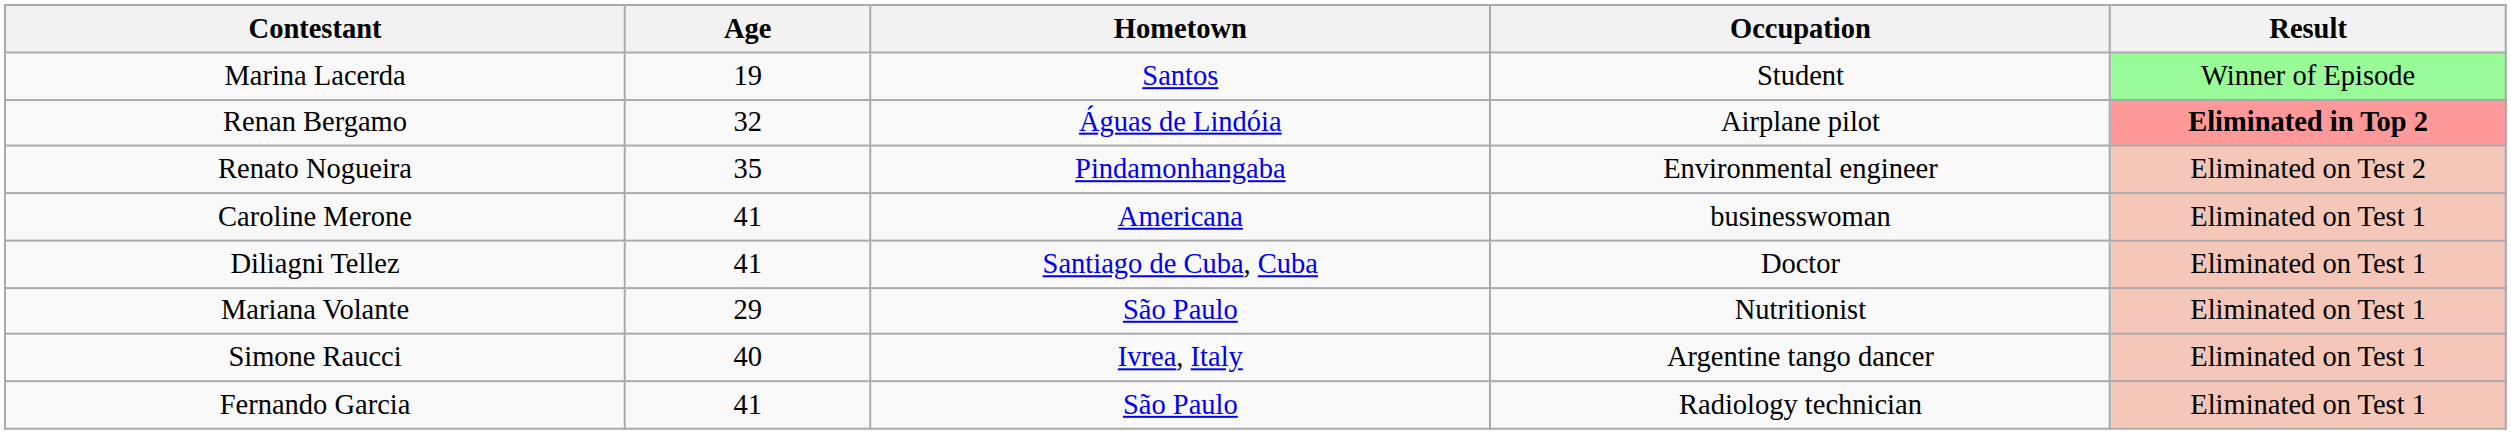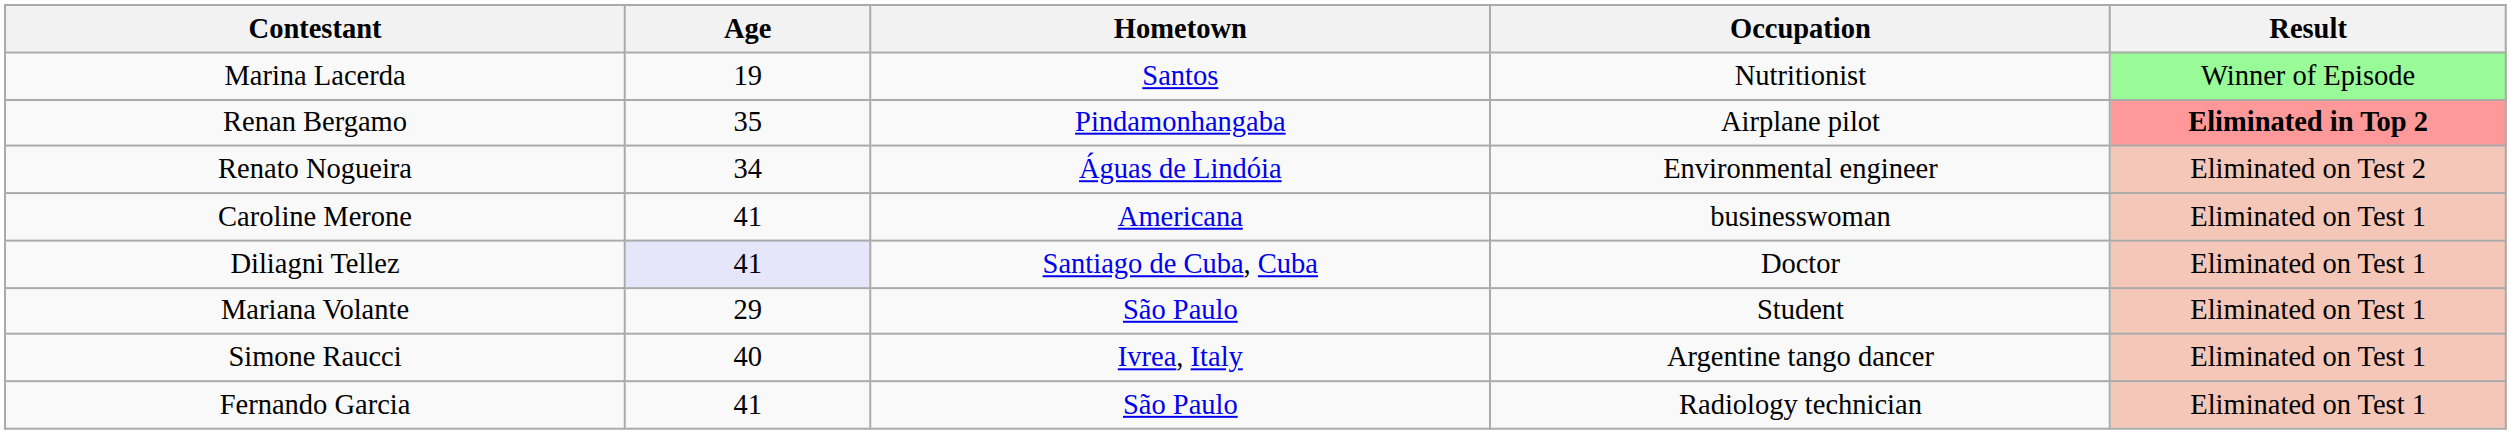(1800, 75) Student -> (1800, 75) Nutritionist
(748, 122) 32 -> (748, 122) 35
(1180, 122) Águas de Lindóia -> (1180, 122) Pindamonhangaba
(748, 169) 35 -> (748, 169) 34
(1180, 169) Pindamonhangaba -> (1180, 169) Águas de Lindóia
(748, 263) no background -> (748, 263) lavender background
(1800, 310) Nutritionist -> (1800, 310) Student
